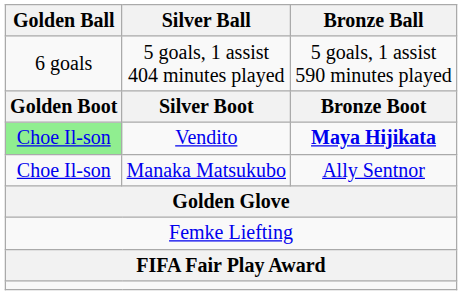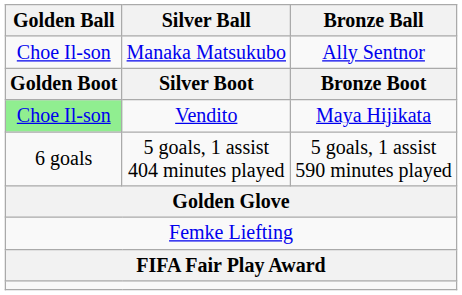rows swapped: (206, 169) <-> (206, 63)
(374, 138) bold -> (374, 115) normal
